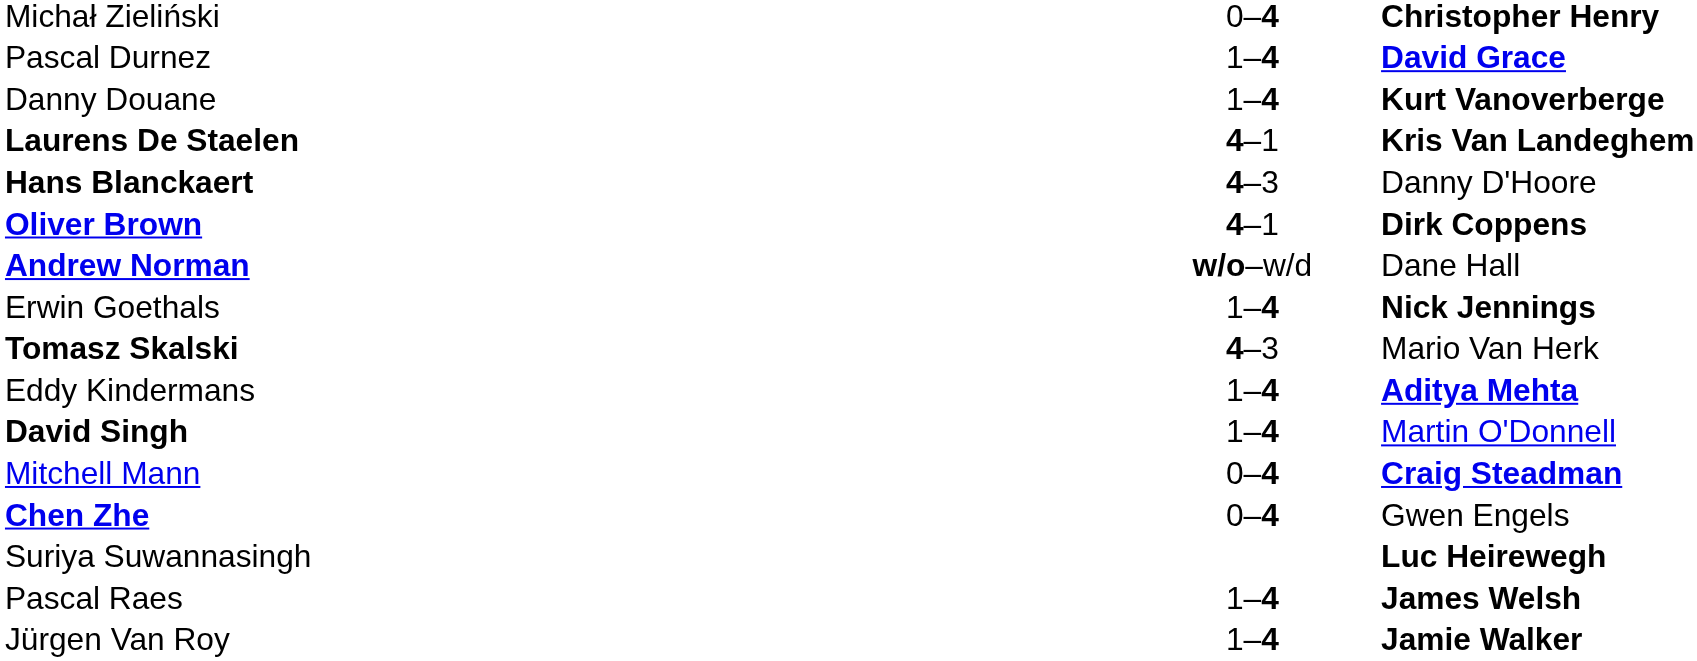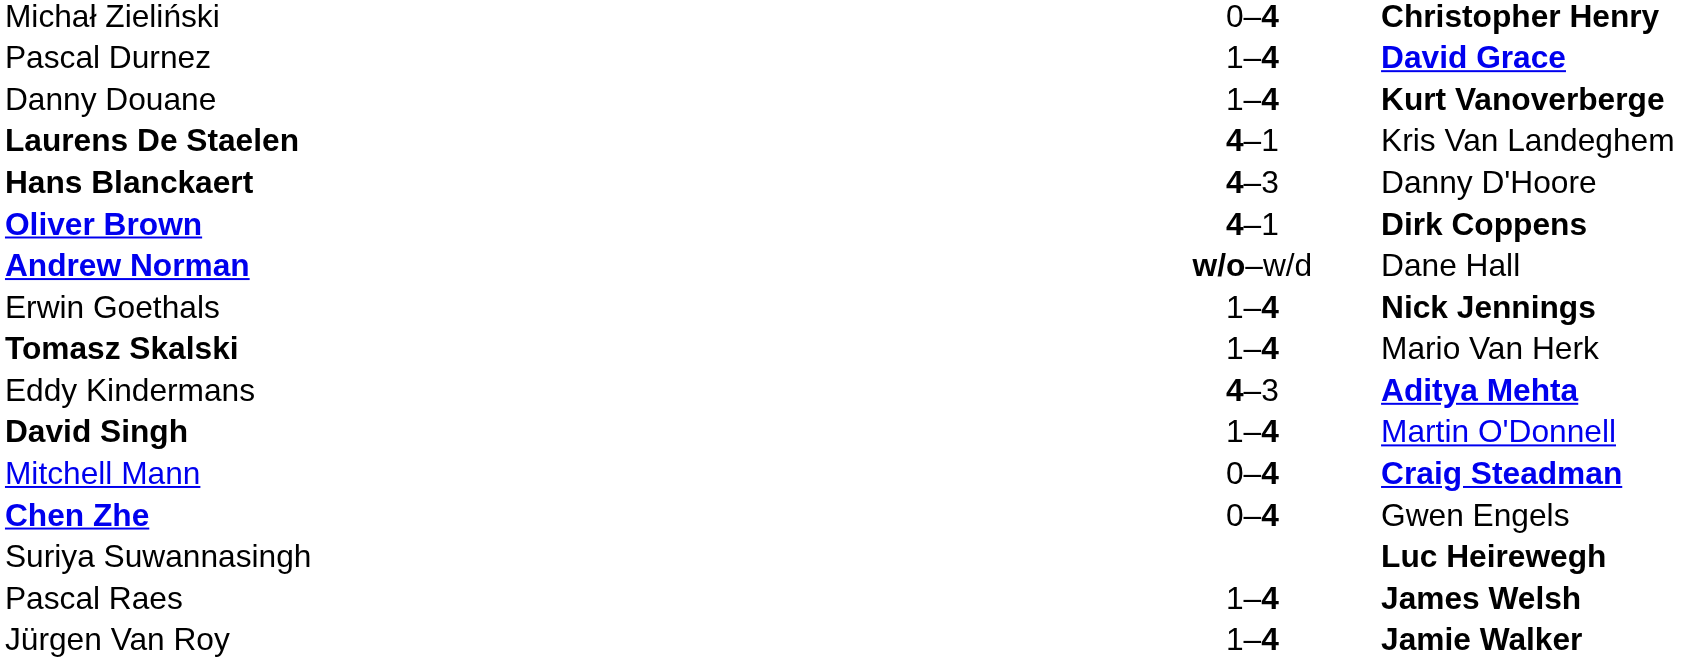(1538, 140) bold -> (1528, 140) normal
(1252, 348) 4–3 -> (1252, 348) 1–4
(1252, 390) 1–4 -> (1252, 390) 4–3
